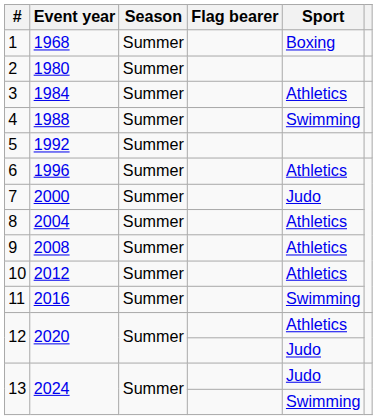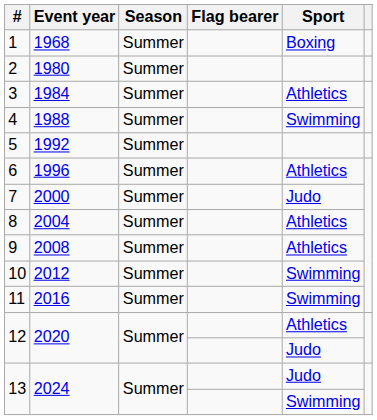(316, 273) Athletics -> (323, 273) Swimming
